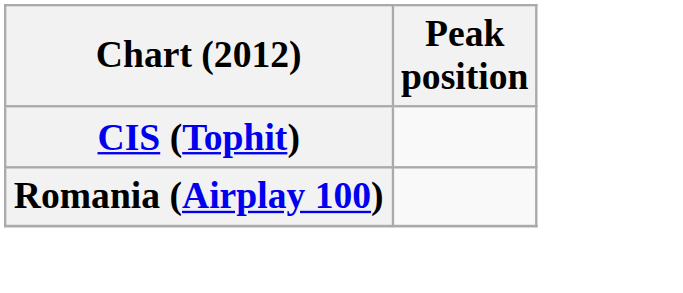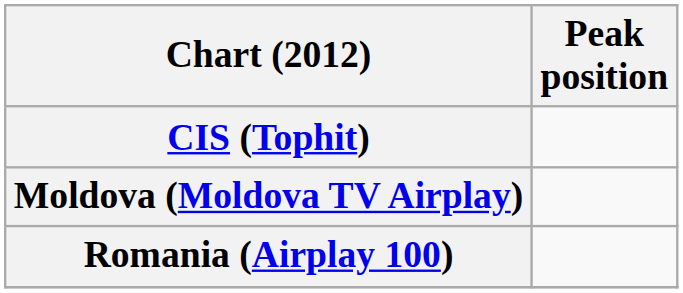+ row: (269, 195)
